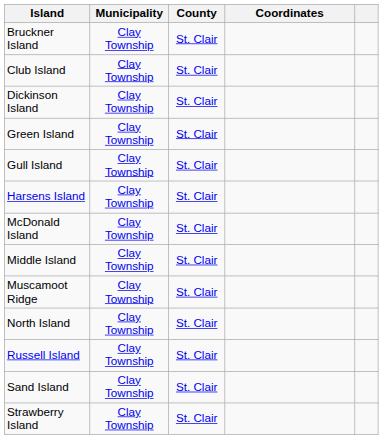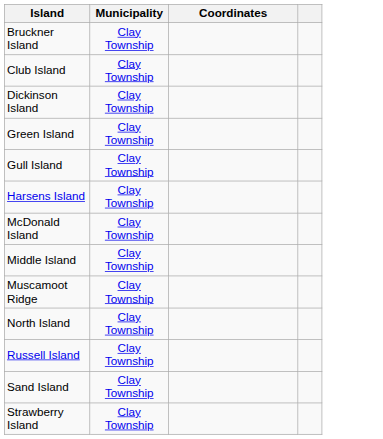- column: (197, 13)
